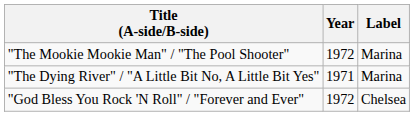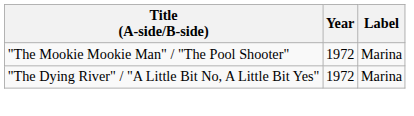(340, 76) 1971 -> (340, 76) 1972
- row: (156, 99)
